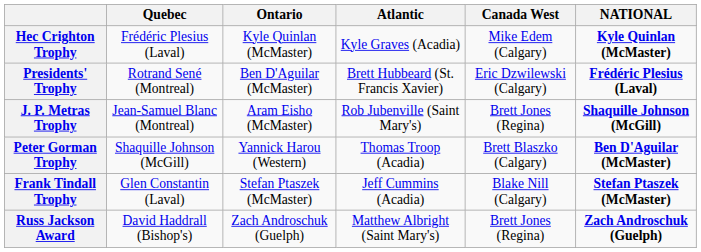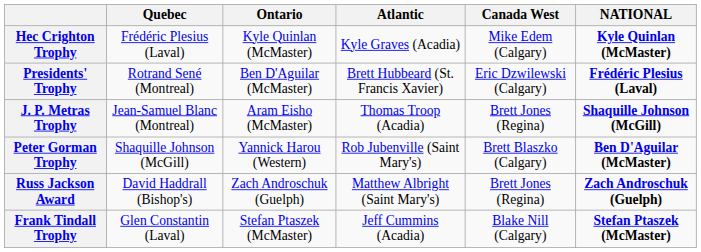(400, 118) Rob Jubenville (Saint Mary's) -> (400, 118) Thomas Troop (Acadia)
(400, 155) Thomas Troop (Acadia) -> (400, 155) Rob Jubenville (Saint Mary's)
rows swapped: (55, 228) <-> (55, 191)
